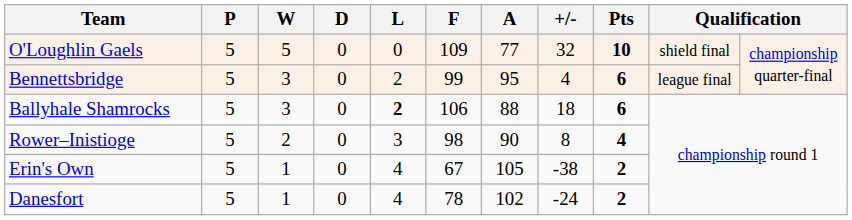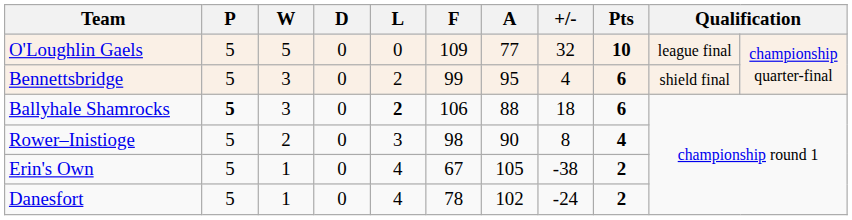(695, 50) shield final -> (695, 50) league final
(695, 80) league final -> (695, 80) shield final
(230, 109) normal -> (230, 109) bold
